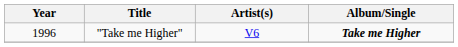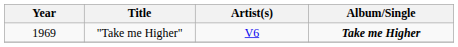(44, 32) 1996 -> (44, 32) 1969
